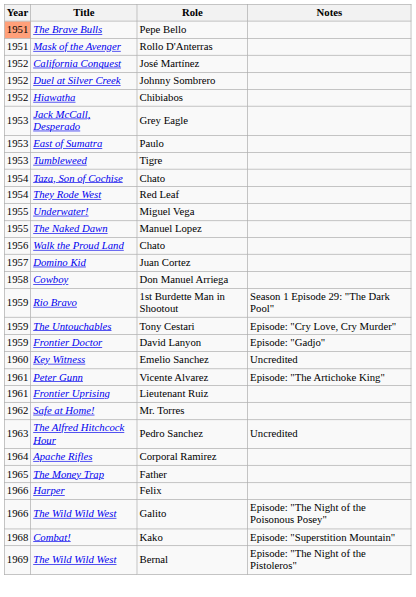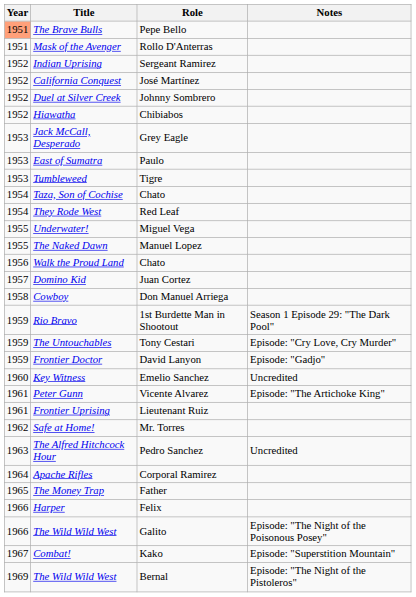+ row: (68, 64)
(18, 537) 1968 -> (18, 554) 1967
